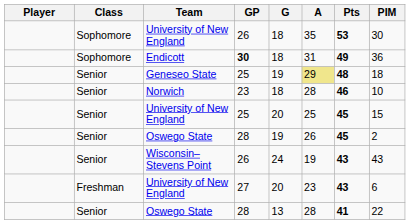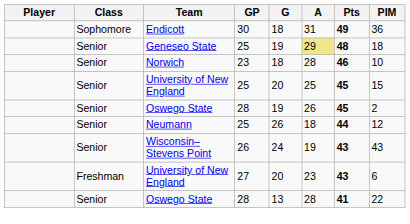- row: (104, 35)
(243, 58) bold -> (243, 29) normal
+ row: (92, 125)
